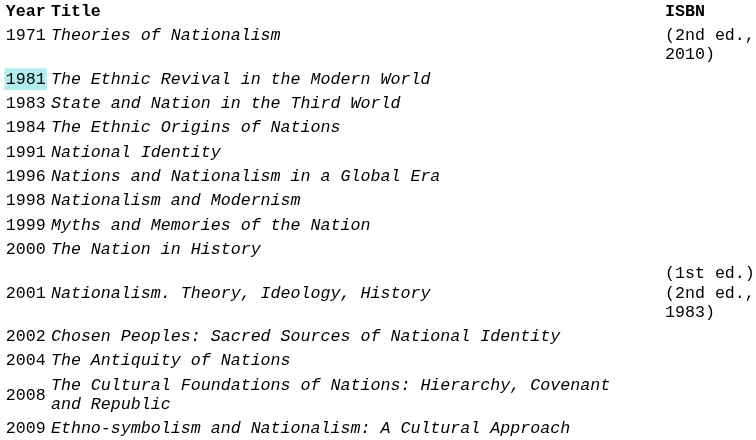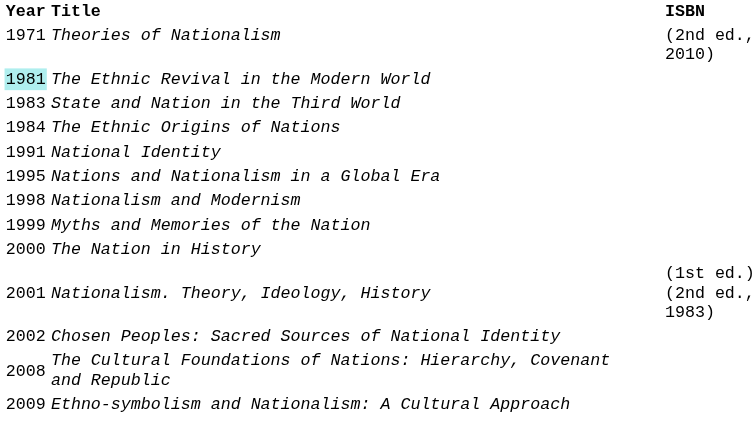(26, 177) 1996 -> (26, 177) 1995
- row: (171, 361)
